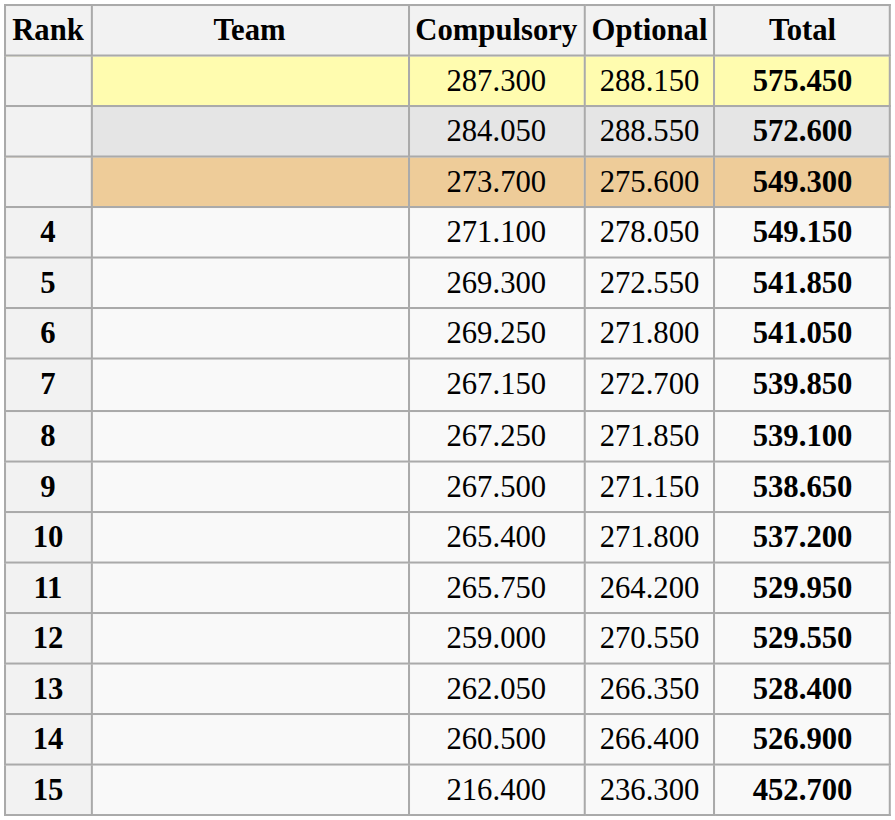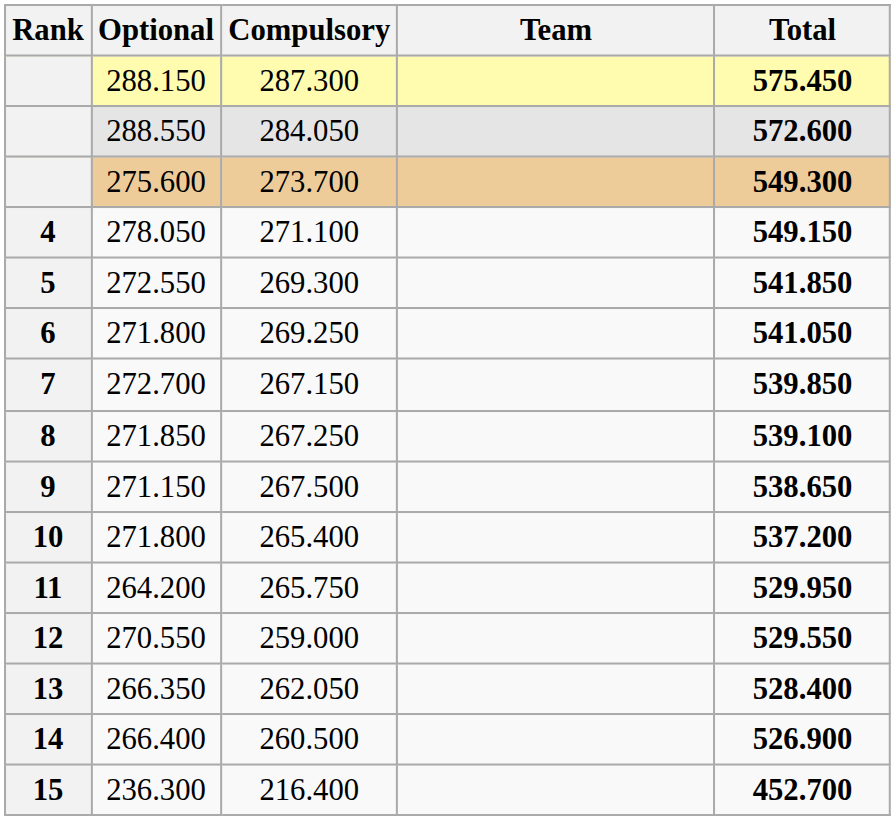columns swapped: (250, 30) <-> (650, 30)
